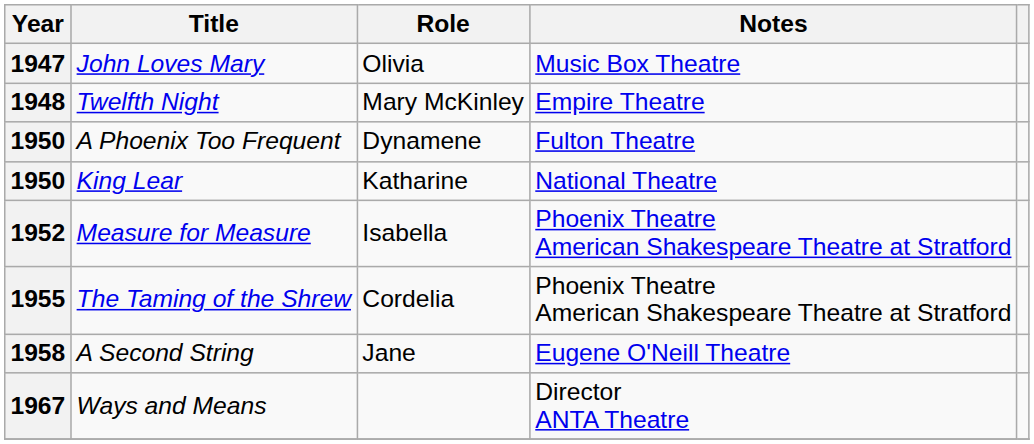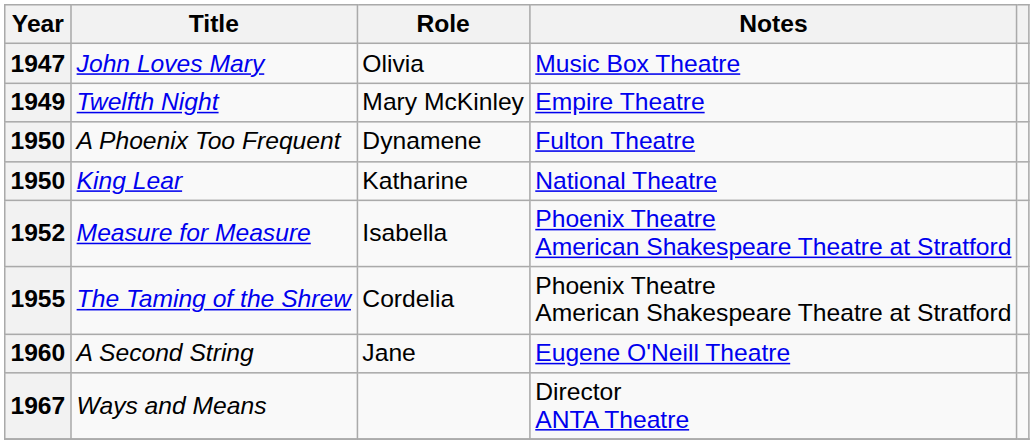(38, 102) 1948 -> (38, 102) 1949
(38, 353) 1958 -> (38, 353) 1960
